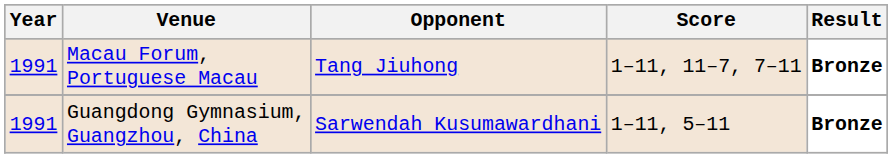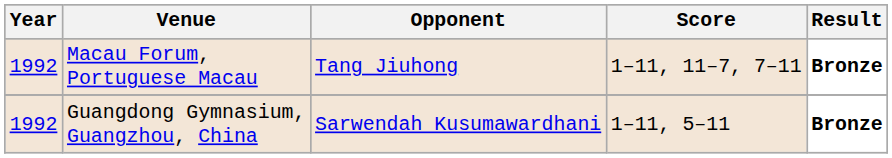(34, 67) 1991 -> (34, 67) 1992
(34, 124) 1991 -> (34, 124) 1992
